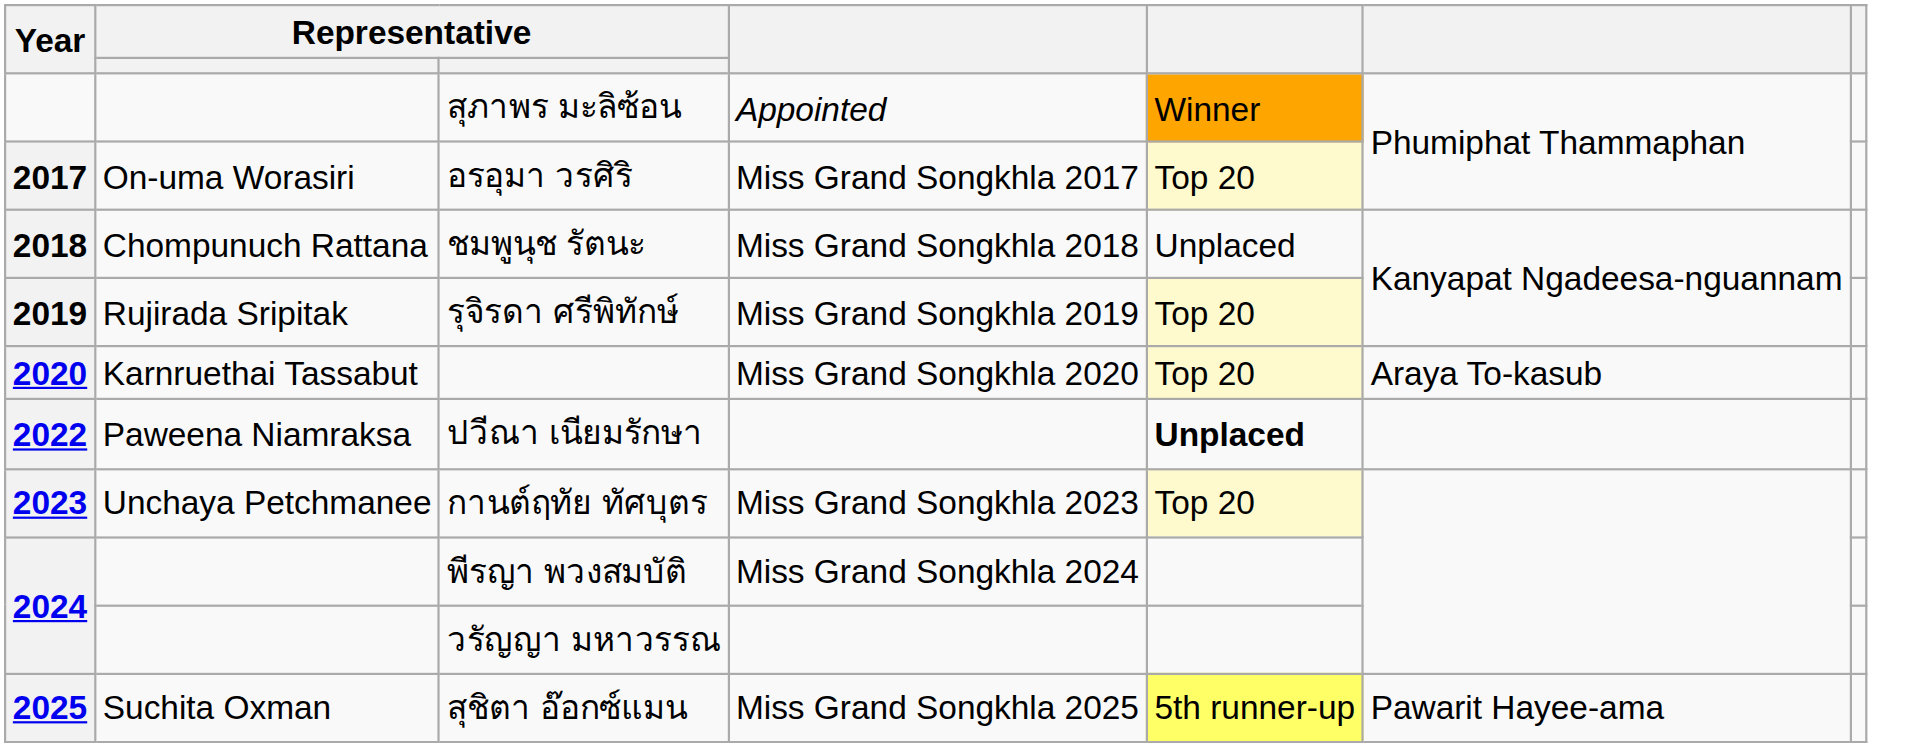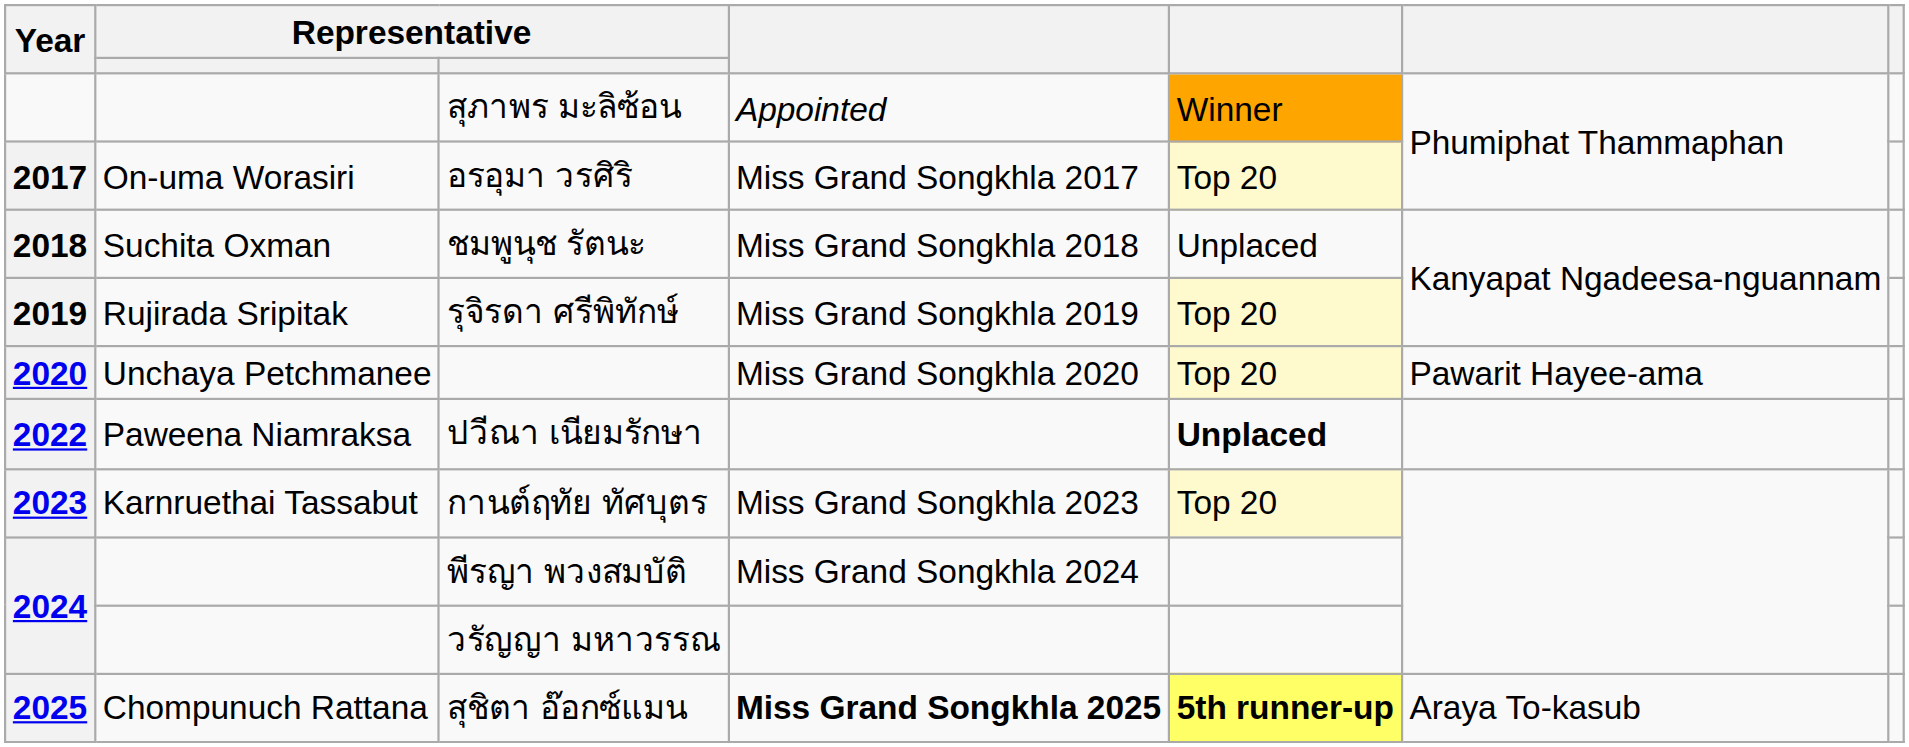(265, 245) Chompunuch Rattana -> (217, 245) Suchita Oxman
(260, 374) Karnruethai Tassabut -> (267, 374) Unchaya Petchmanee
(1486, 374) Araya To-kasub -> (1556, 374) Pawarit Hayee-ama
(267, 503) Unchaya Petchmanee -> (260, 503) Karnruethai Tassabut
(217, 708) Suchita Oxman -> (265, 708) Chompunuch Rattana
(937, 708) normal -> (949, 708) bold
(1255, 708) normal -> (1285, 708) bold
(1517, 708) Pawarit Hayee-ama -> (1525, 708) Araya To-kasub
